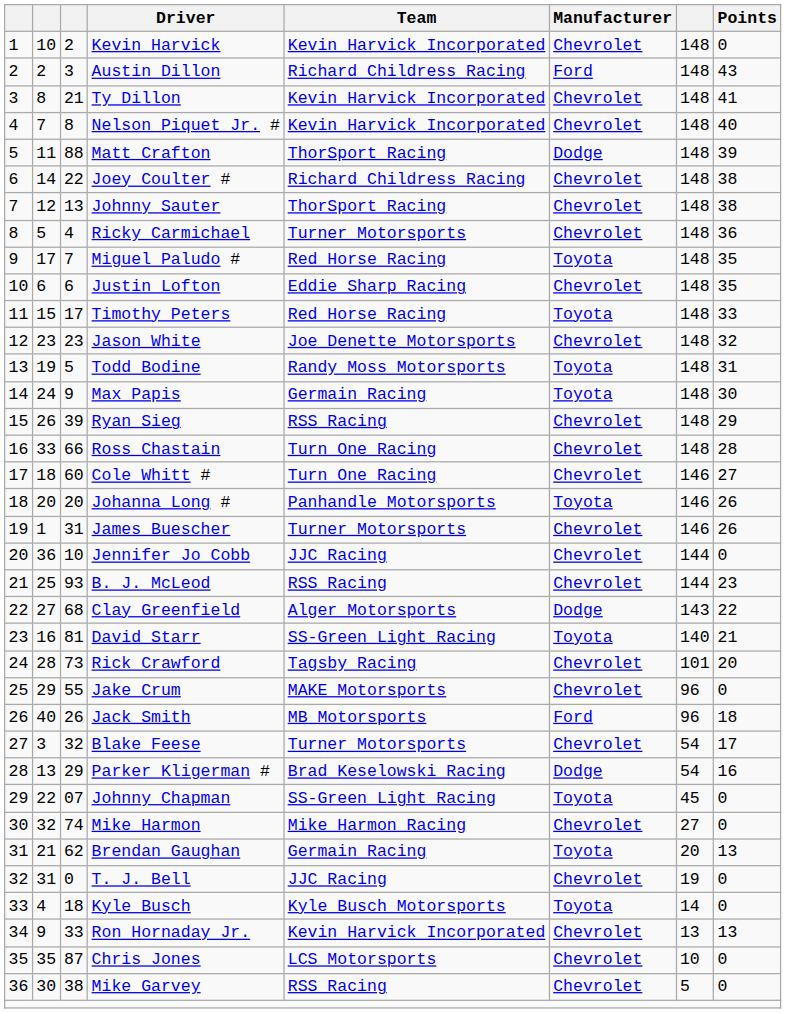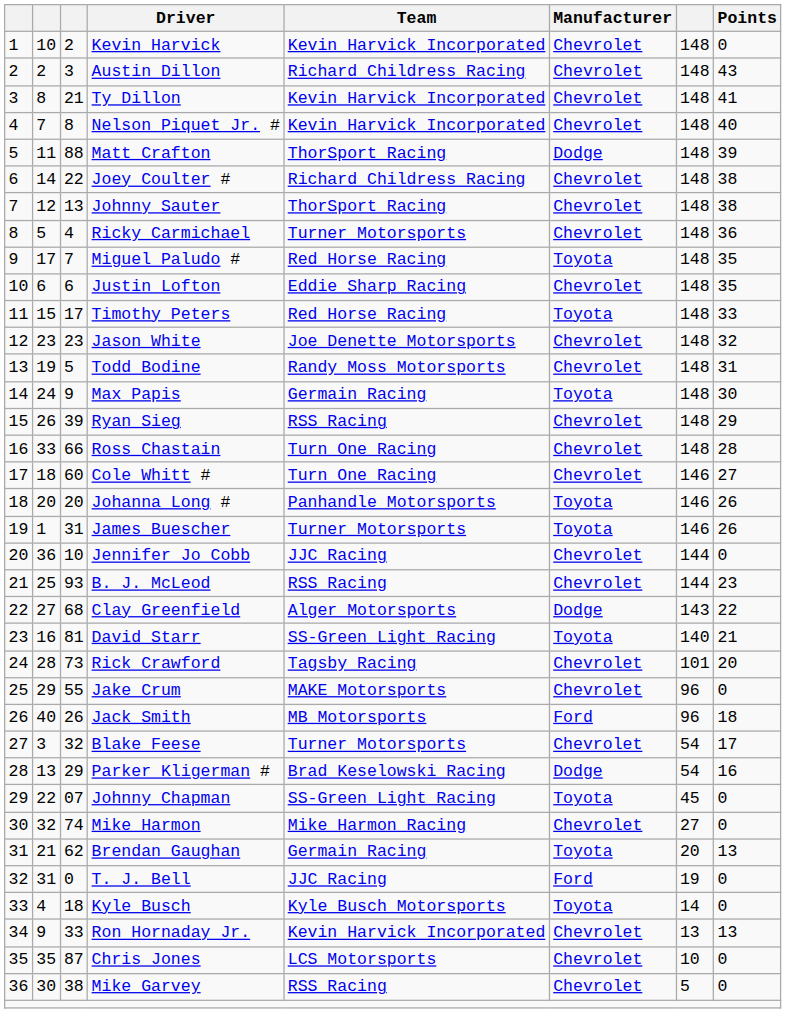(573, 72) Ford -> (598, 72) Chevrolet
(583, 368) Toyota -> (598, 368) Chevrolet
(598, 529) Chevrolet -> (583, 529) Toyota
(598, 879) Chevrolet -> (573, 879) Ford
